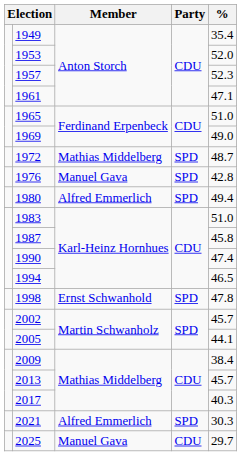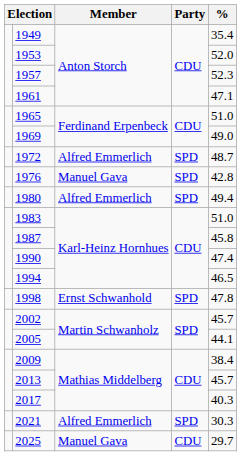(110, 156) Mathias Middelberg -> (105, 156) Alfred Emmerlich
